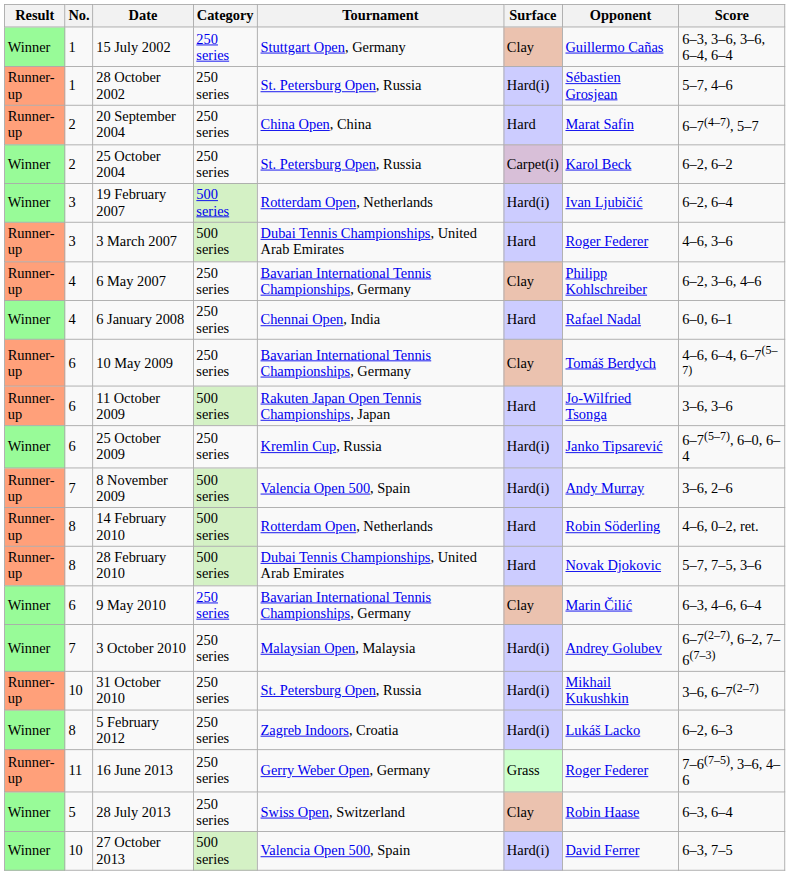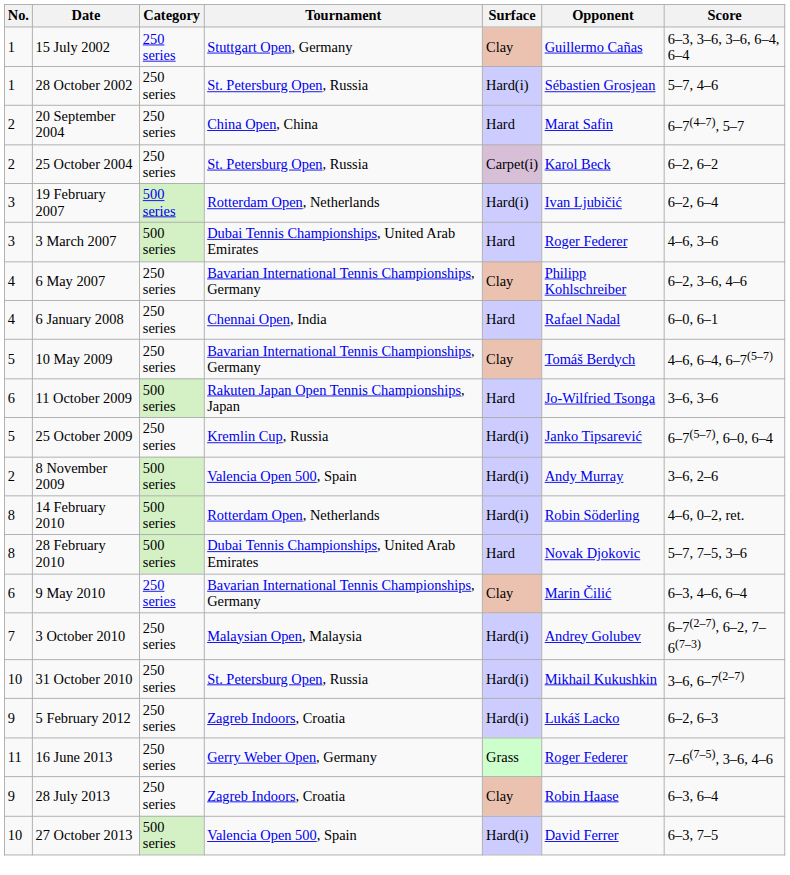- column: (35, 15)
(72, 363) 6 -> (11, 359) 5
(72, 446) 6 -> (11, 437) 5
(72, 487) 7 -> (11, 476) 2
(521, 526) Hard -> (507, 515) Hard(i)
(72, 729) 8 -> (11, 718) 9
(72, 811) 5 -> (11, 796) 9
(333, 811) Swiss Open, Switzerland -> (276, 796) Zagreb Indoors, Croatia
